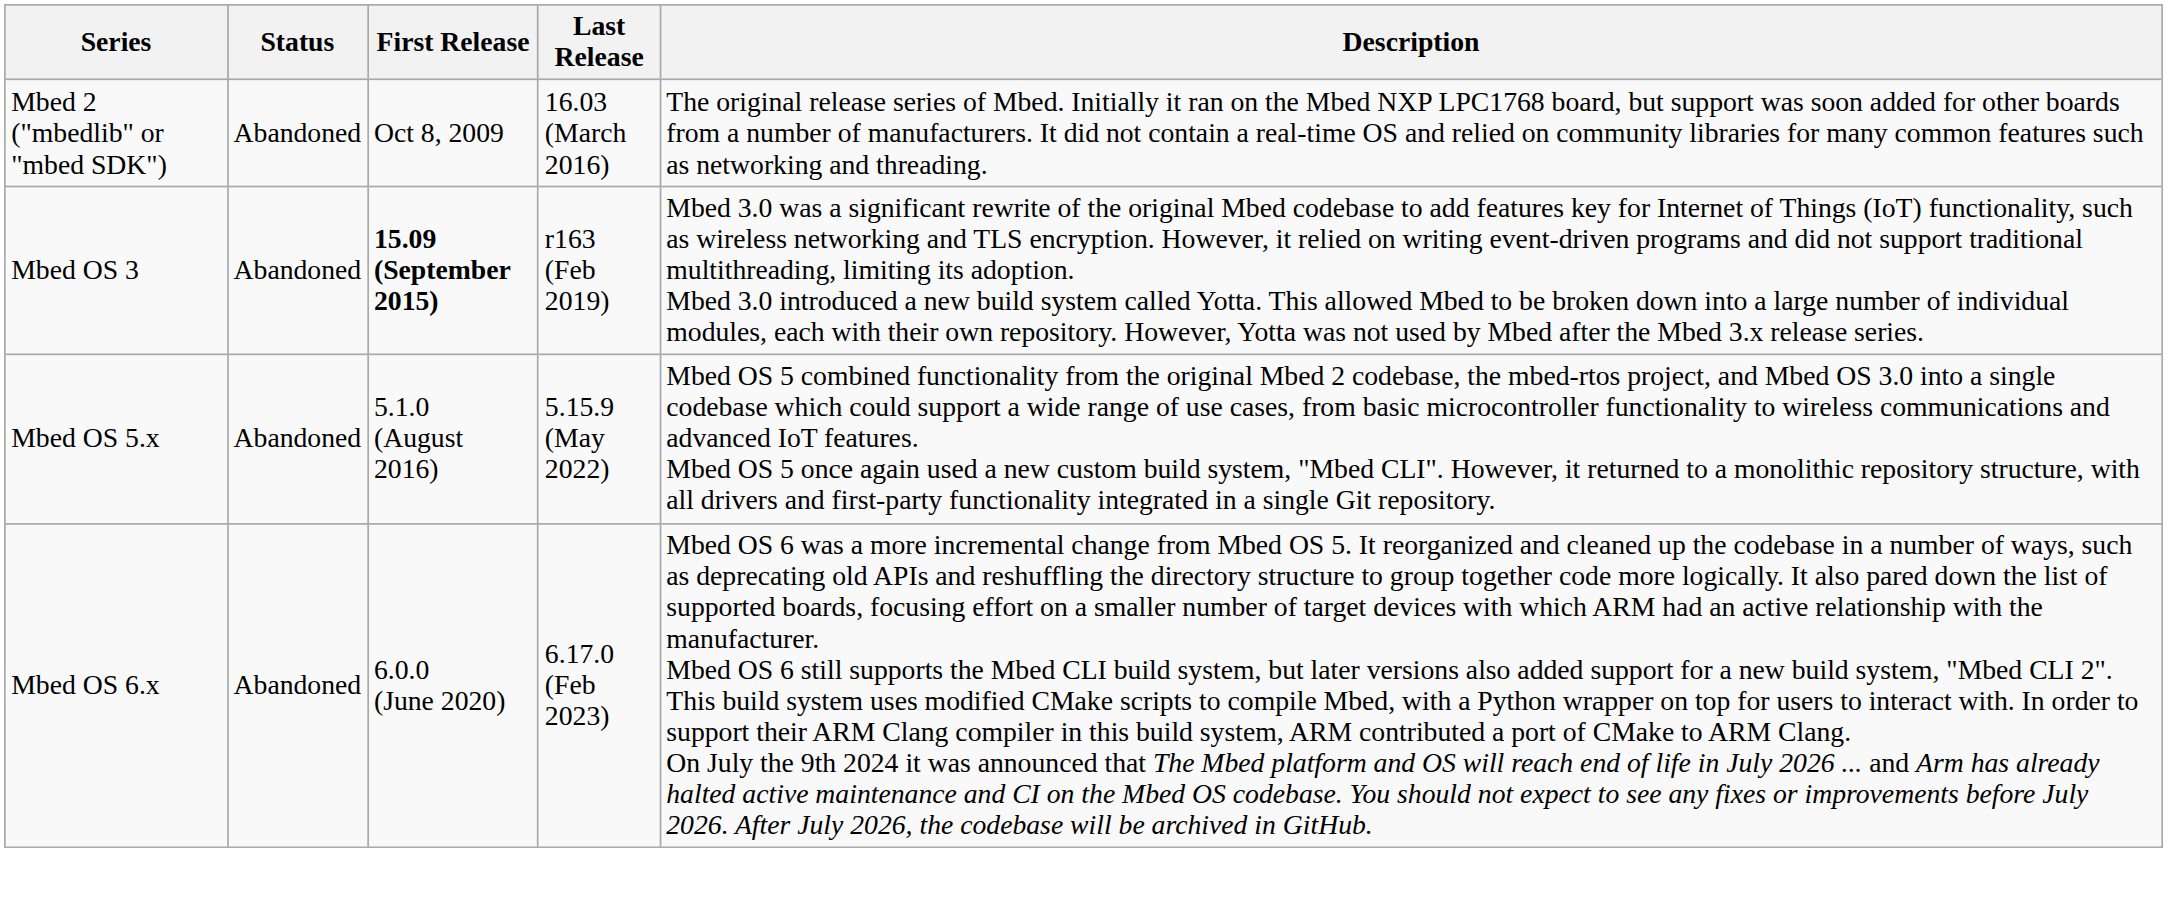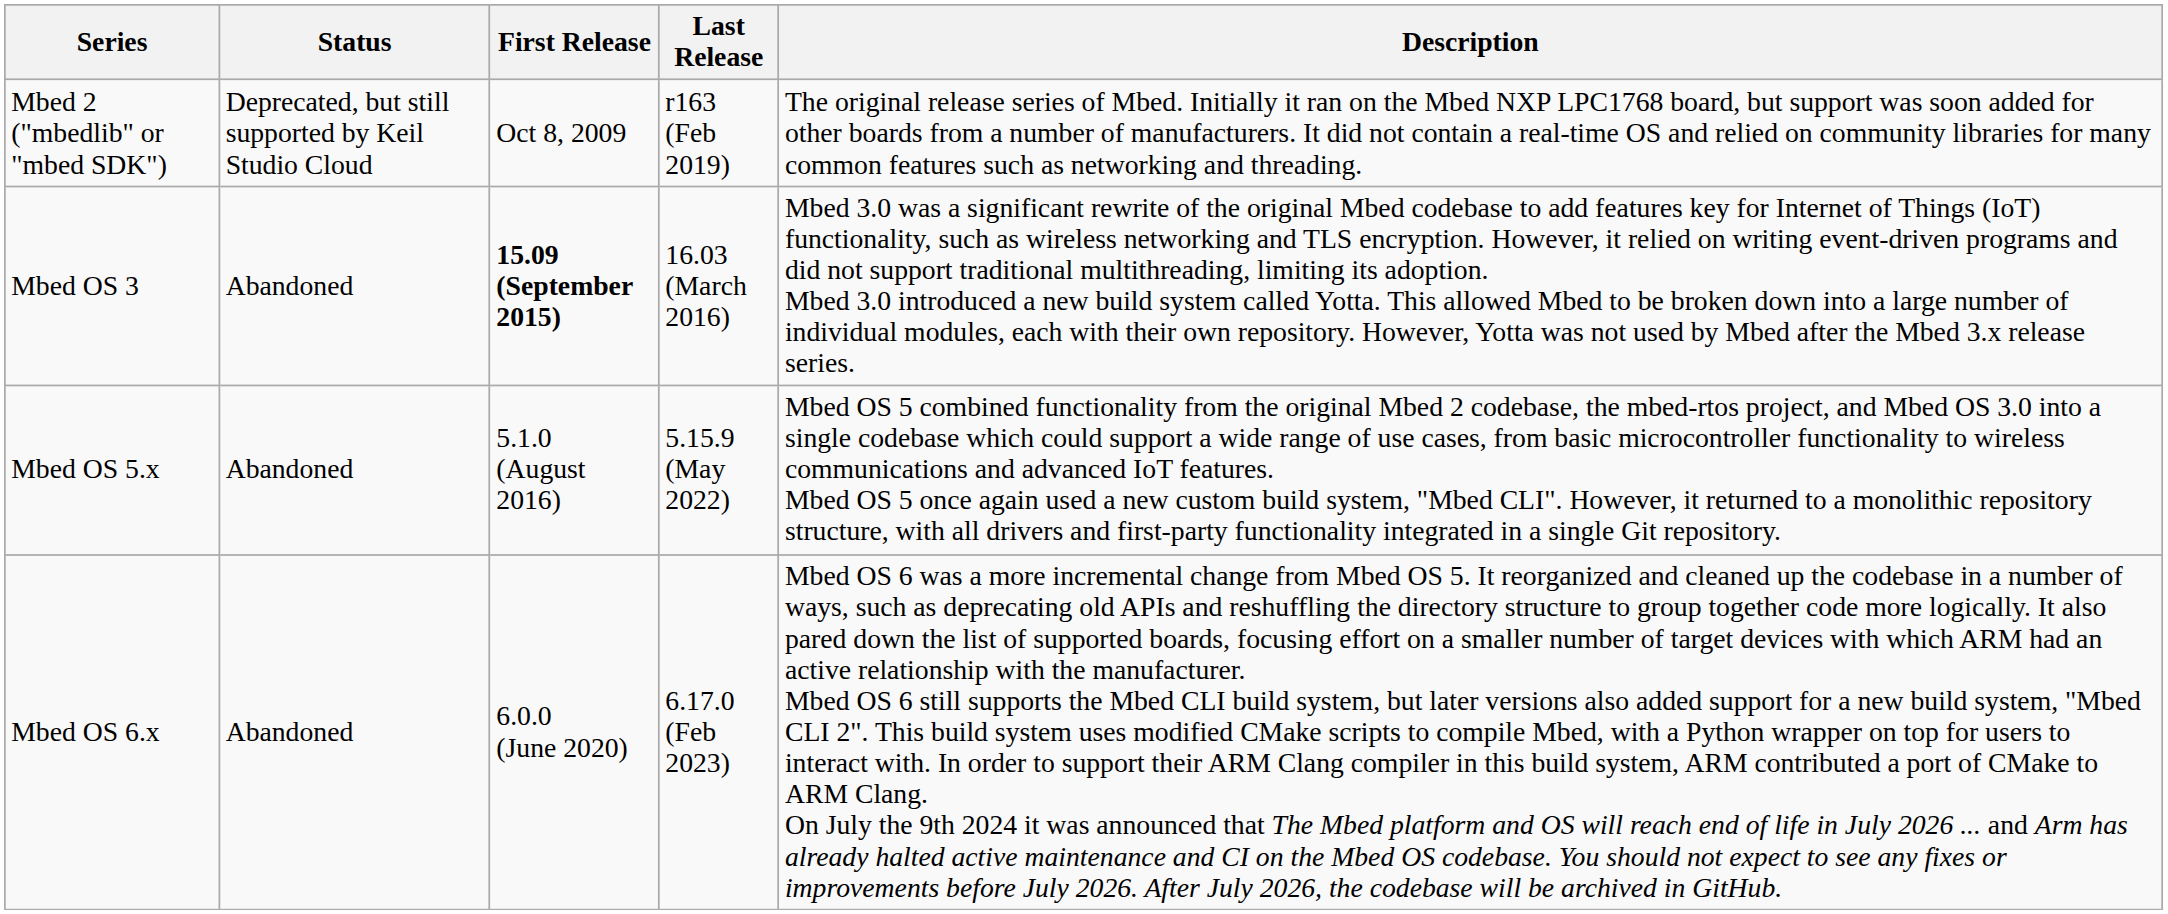(297, 132) Abandoned -> (337, 132) Deprecated, but still supported by Keil Studio Cloud
(586, 132) 16.03 (March 2016) -> (698, 132) r163 (Feb 2019)
(577, 269) r163 (Feb 2019) -> (706, 285) 16.03 (March 2016)
